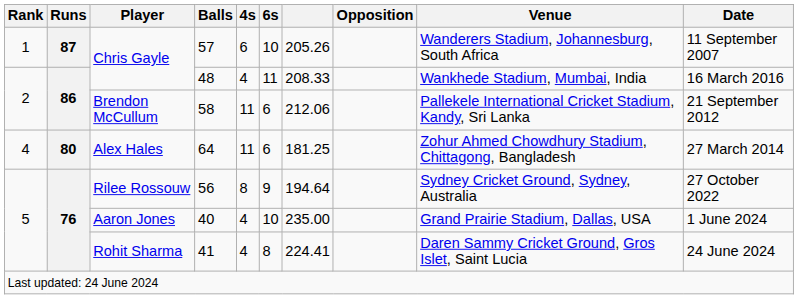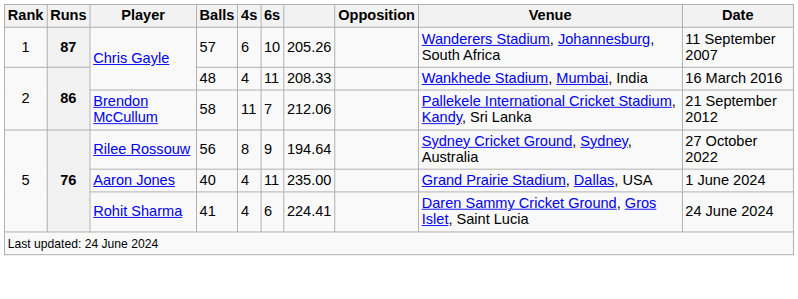(267, 109) 6 -> (268, 109) 7
- row: (206, 149)
(271, 220) 10 -> (272, 180) 11
(267, 251) 8 -> (268, 211) 6
